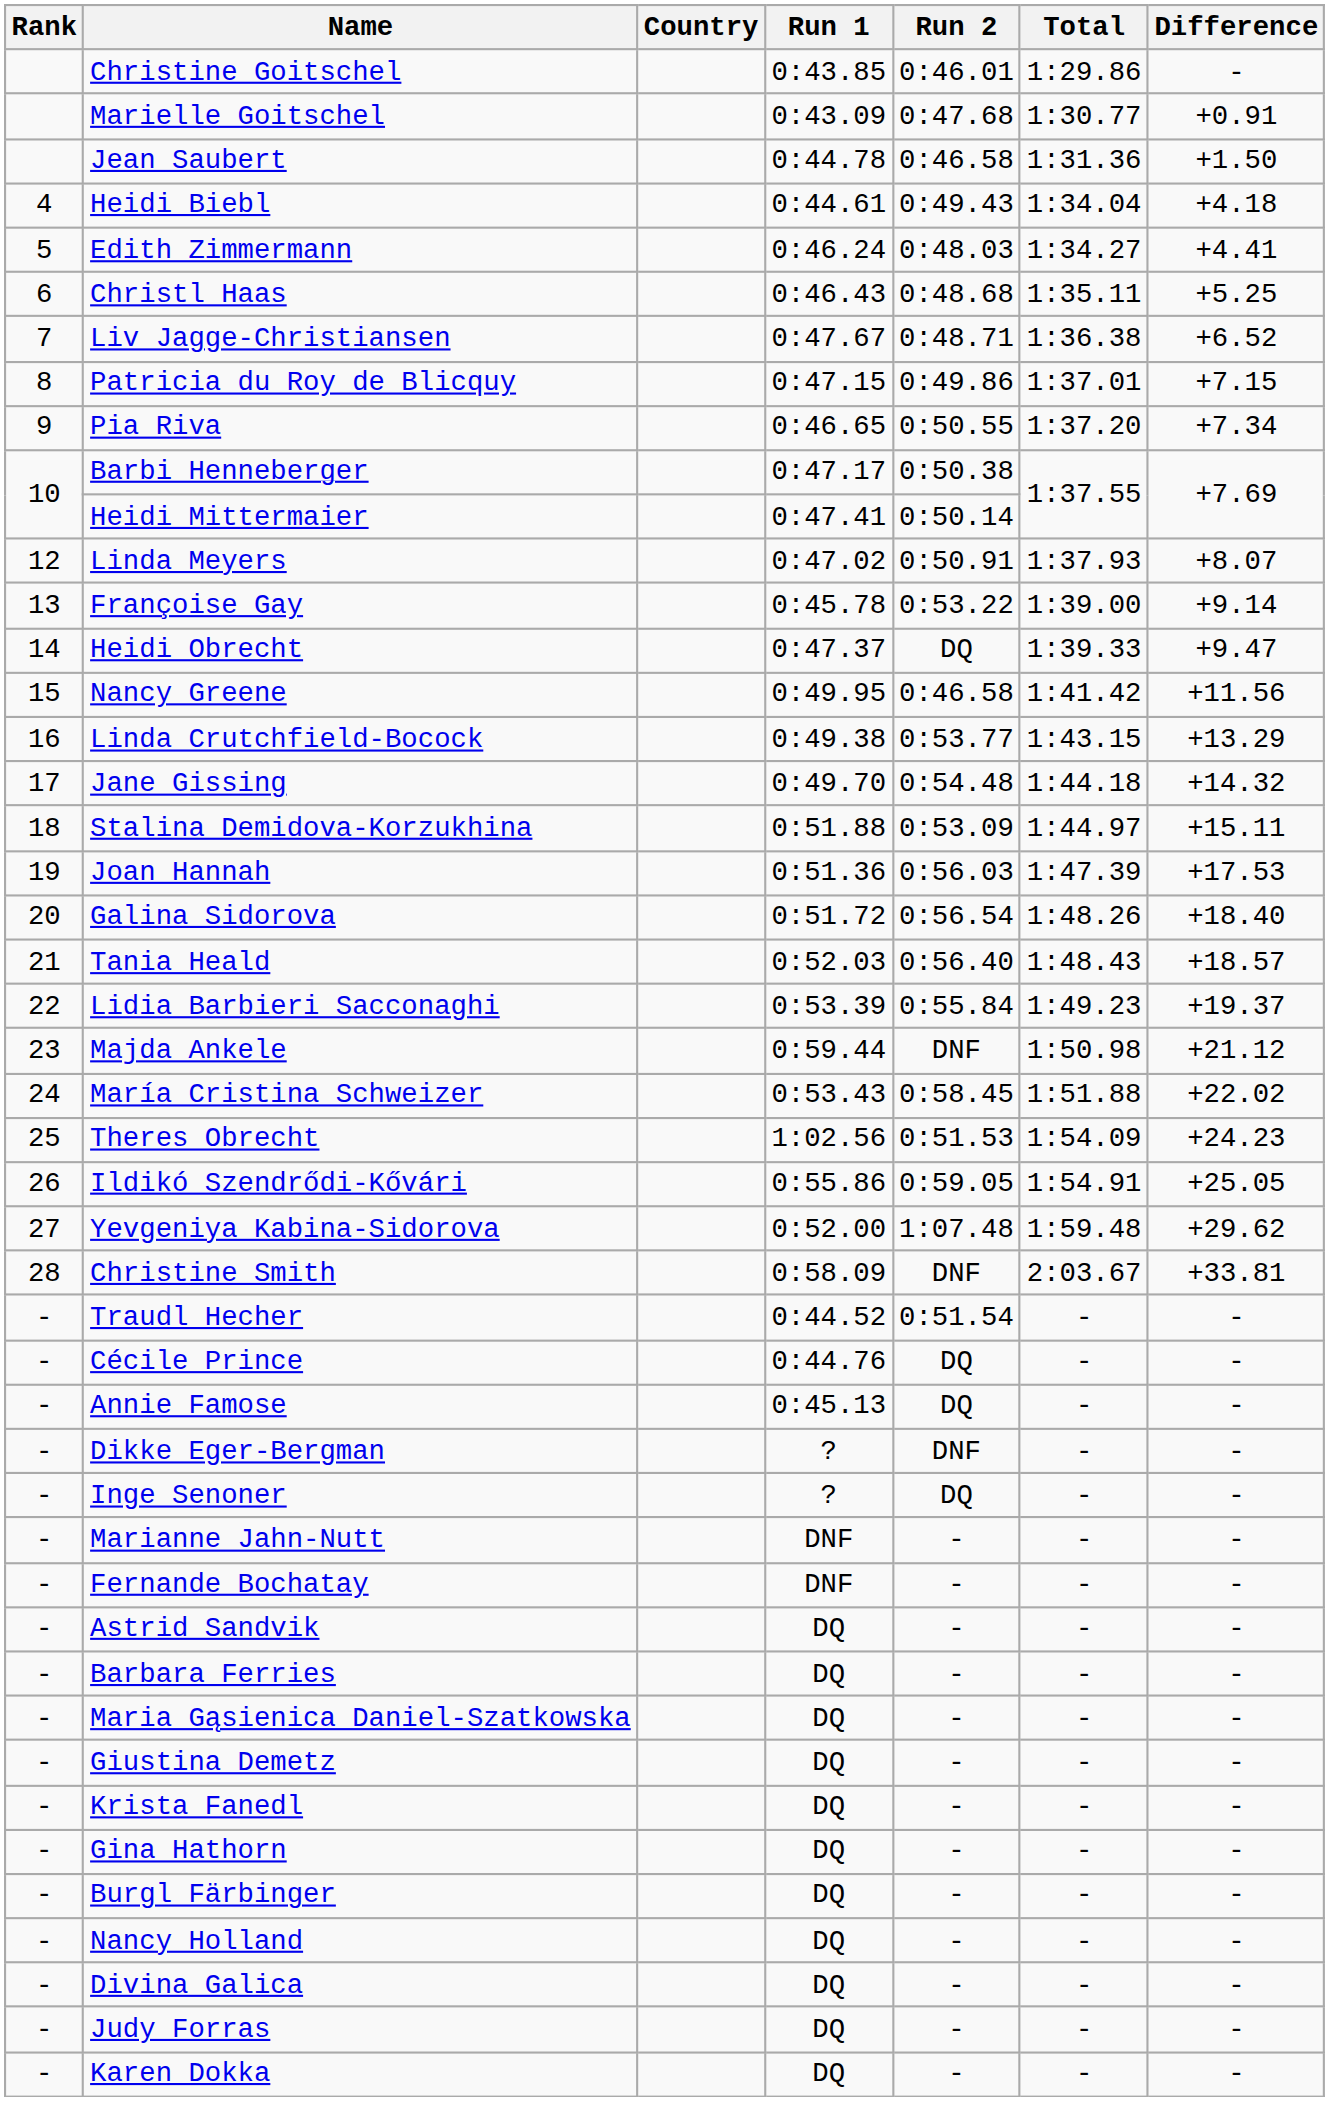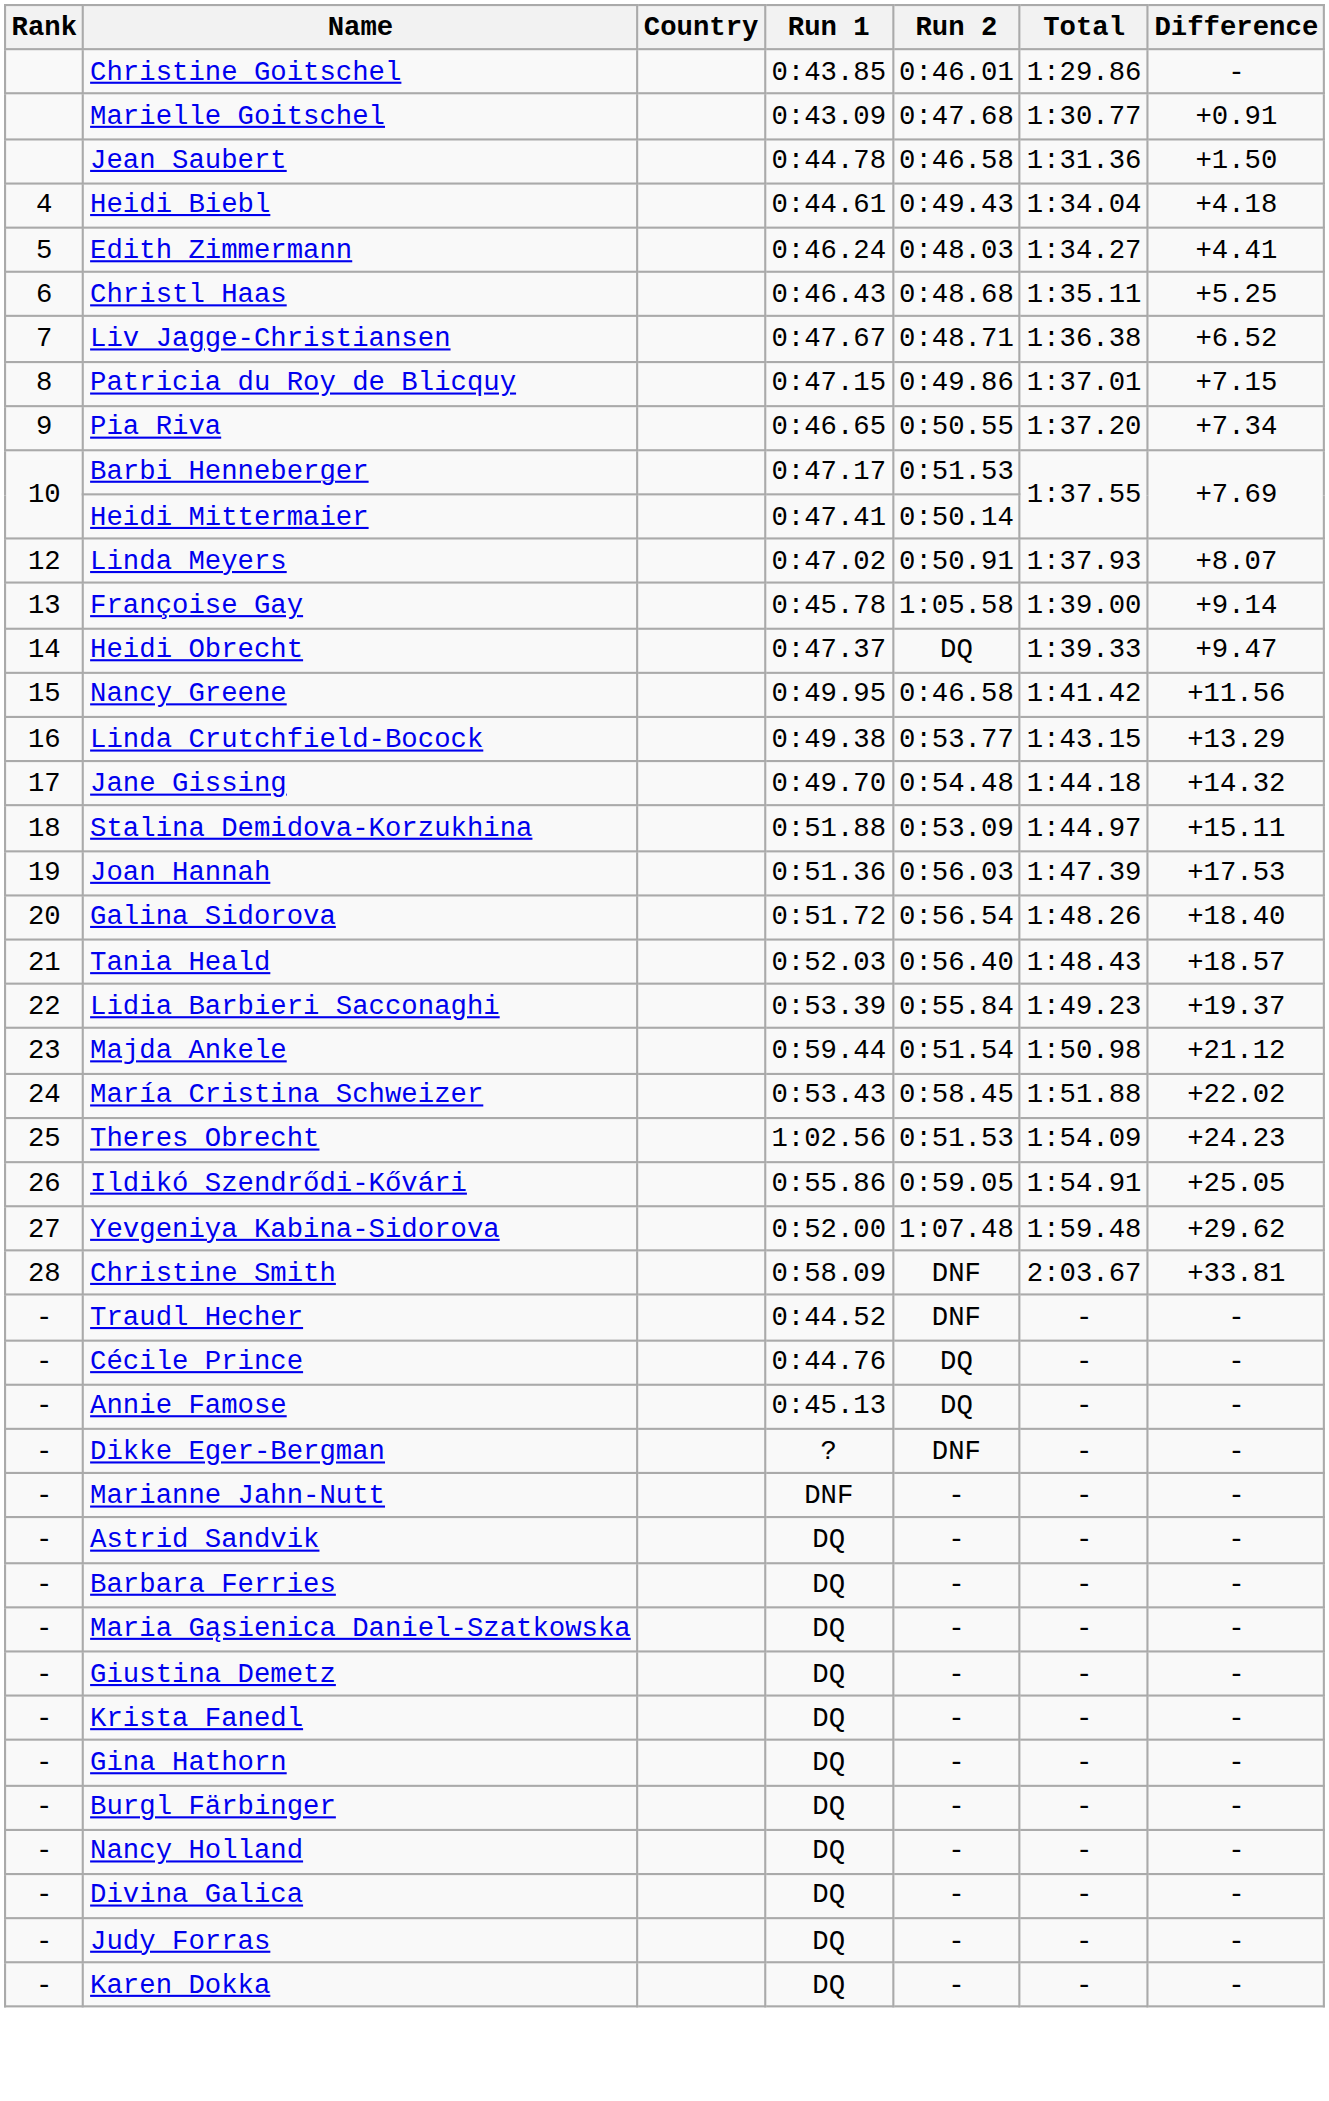(956, 472) 0:50.38 -> (956, 472) 0:51.53
(956, 606) 0:53.22 -> (956, 606) 1:05.58
(956, 1051) DNF -> (956, 1051) 0:51.54
(956, 1318) 0:51.54 -> (956, 1318) DNF
- row: (188, 1496)
- row: (229, 1585)
